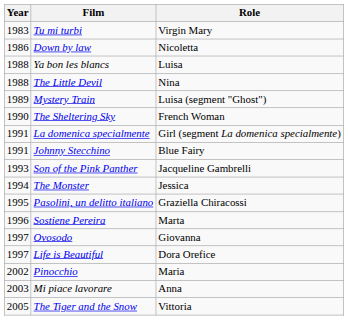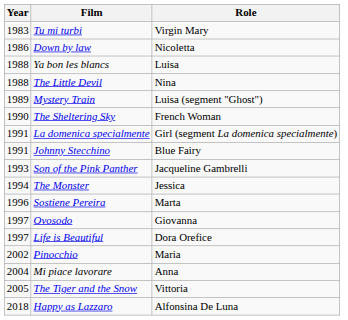- row: (93, 202)
(18, 289) 2003 -> (18, 271) 2004
+ row: (73, 306)
